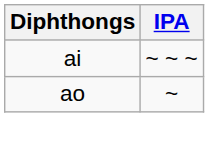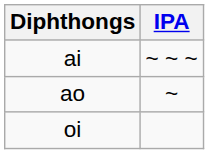+ row: (73, 129)
